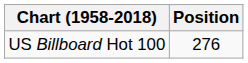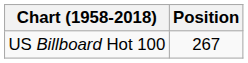(206, 44) 276 -> (206, 44) 267
